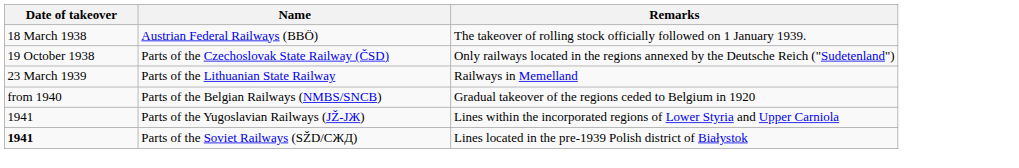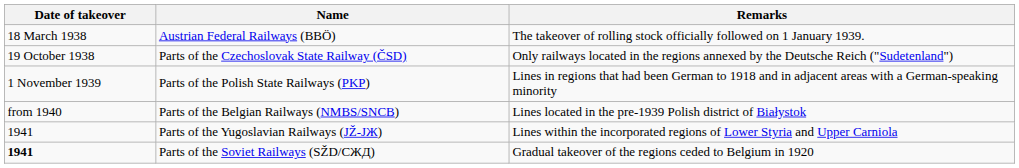- row: (238, 76)
+ row: (264, 83)
(605, 96) Gradual takeover of the regions ceded to Belgium in 1920 -> (659, 111) Lines located in the pre-1939 Polish district of Białystok
(601, 138) Lines located in the pre-1939 Polish district of Białystok -> (663, 152) Gradual takeover of the regions ceded to Belgium in 1920
